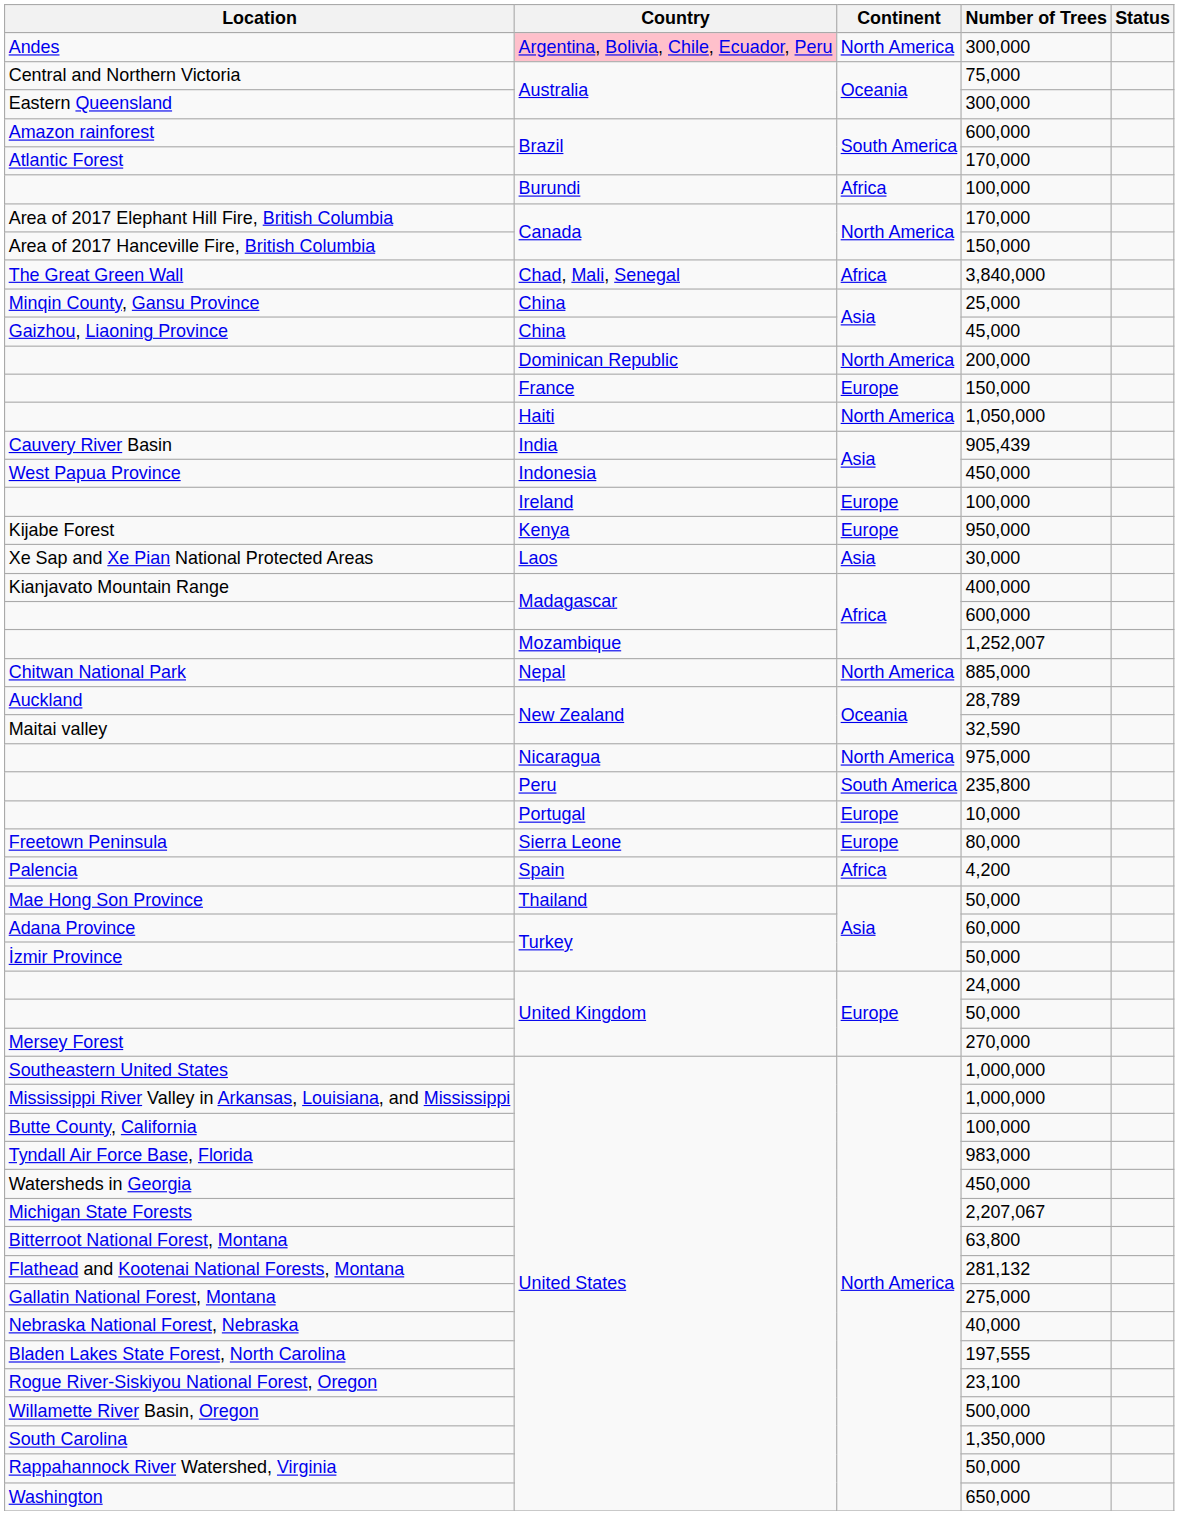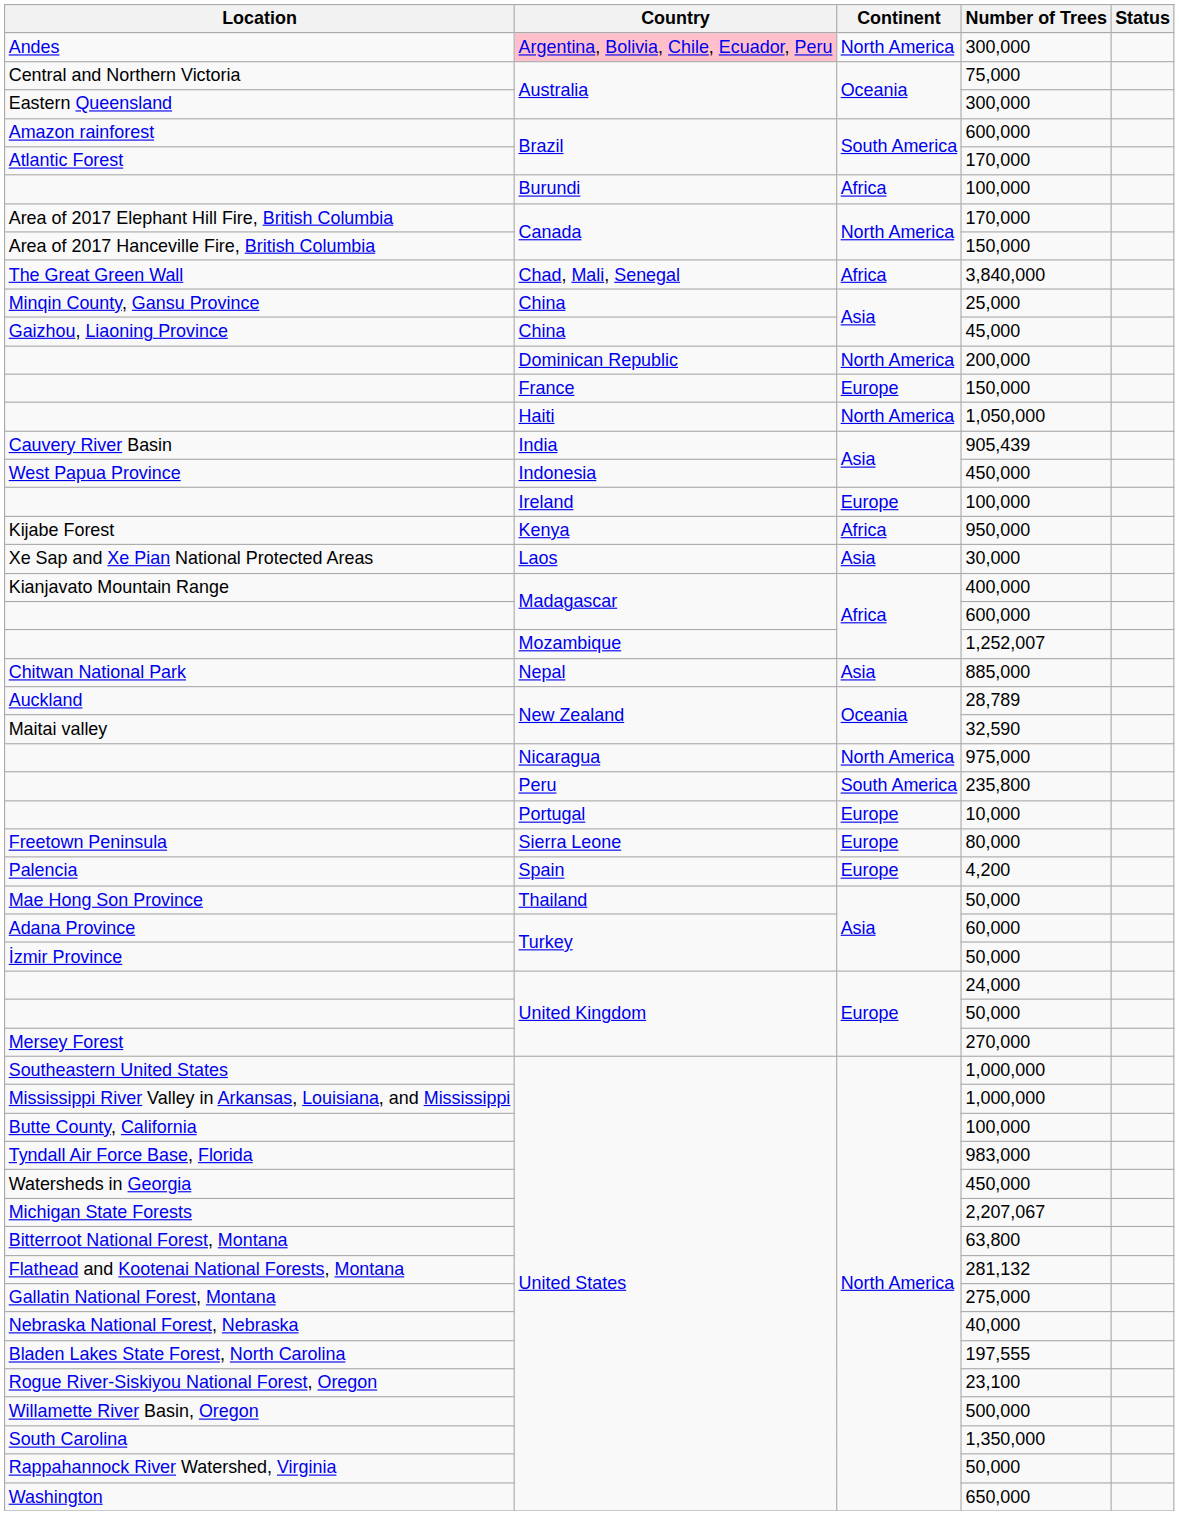(870, 530) Europe -> (864, 530) Africa
(897, 672) North America -> (858, 672) Asia
(864, 871) Africa -> (870, 871) Europe
